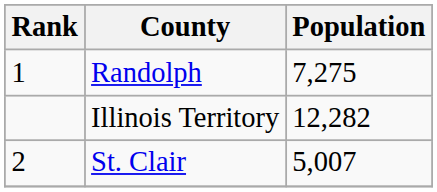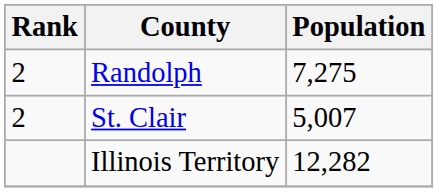(19, 72) 1 -> (19, 72) 2
rows swapped: (139, 162) <-> (185, 117)
